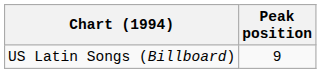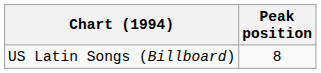(277, 57) 9 -> (277, 57) 8
